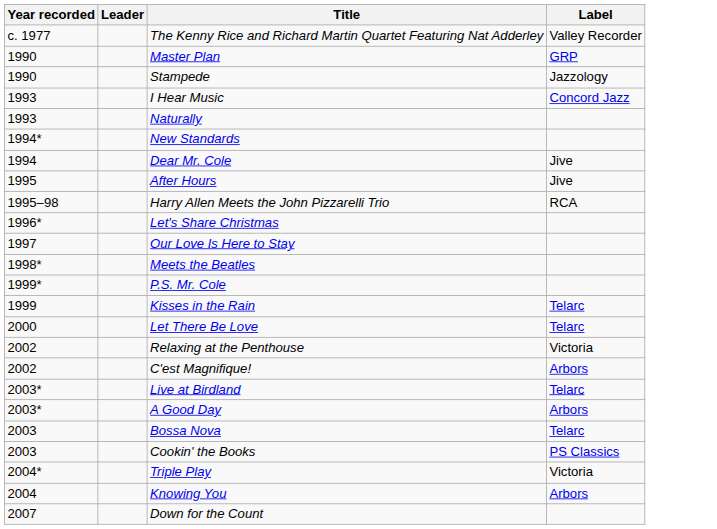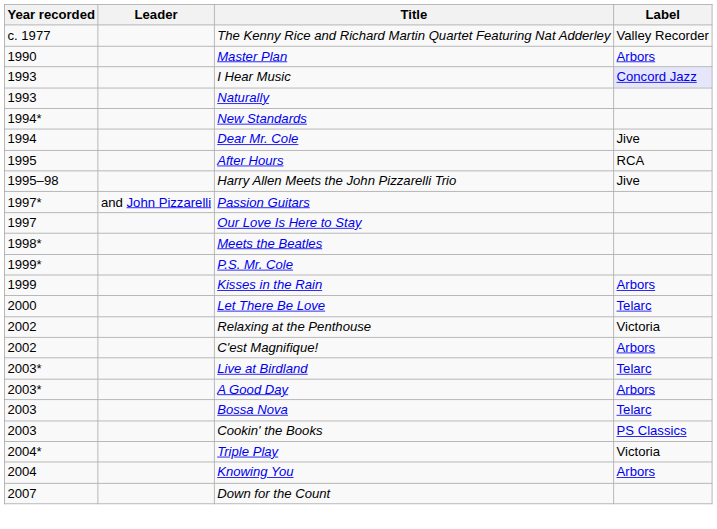(564, 56) GRP -> (636, 56) Arbors
- row: (180, 77)
(590, 98) no background -> (657, 77) lavender background
(561, 181) Jive -> (630, 160) RCA
(563, 202) RCA -> (628, 181) Jive
- row: (214, 222)
+ row: (263, 202)
(567, 306) Telarc -> (636, 285) Arbors
